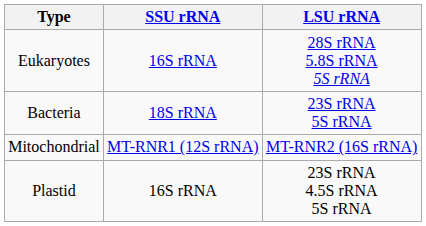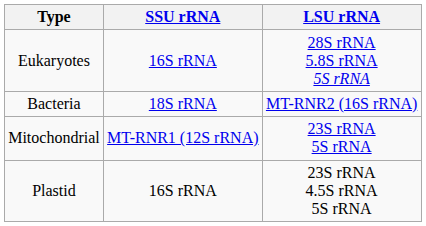(342, 112) 23S rRNA 5S rRNA -> (342, 103) MT-RNR2 (16S rRNA)
(342, 147) MT-RNR2 (16S rRNA) -> (342, 138) 23S rRNA 5S rRNA
